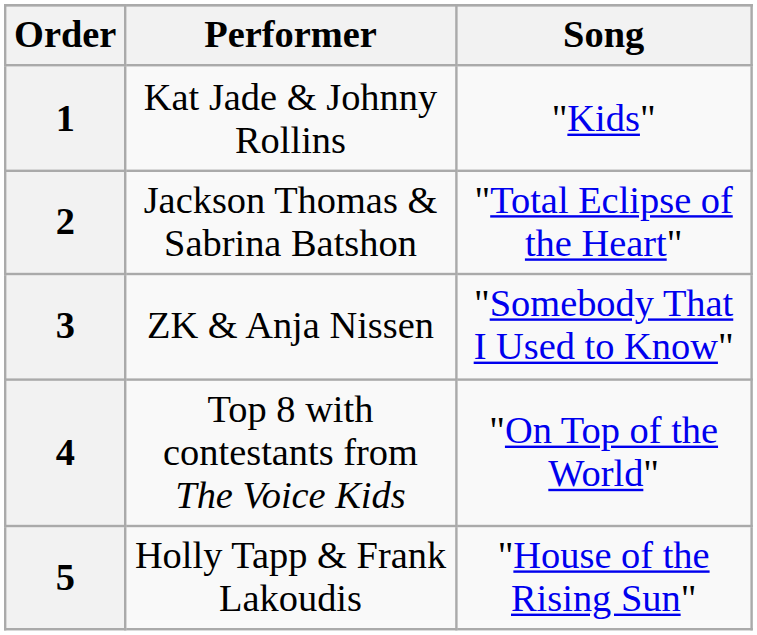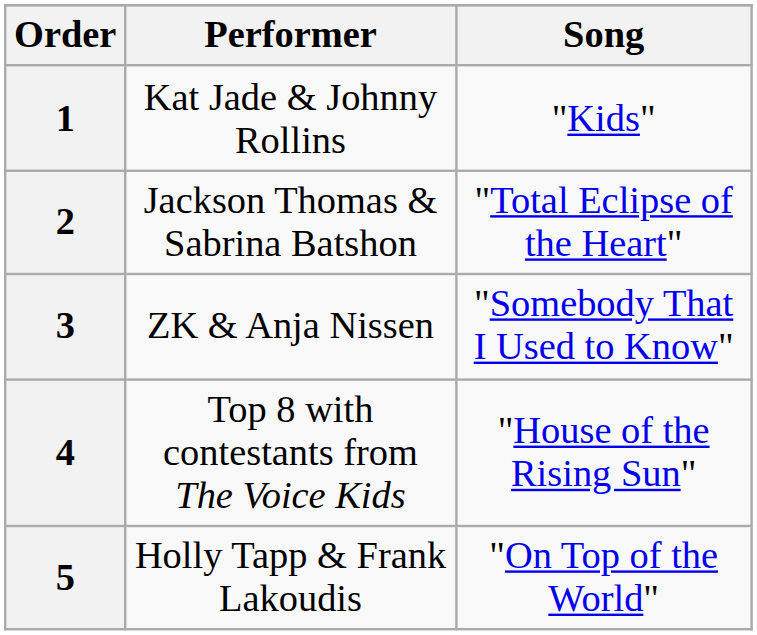(604, 451) "On Top of the World" -> (604, 451) "House of the Rising Sun"
(604, 577) "House of the Rising Sun" -> (604, 577) "On Top of the World"
